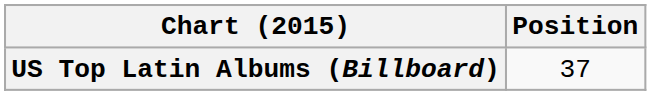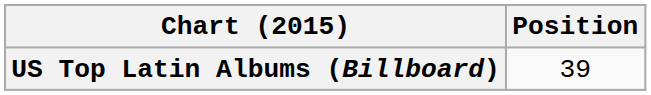(575, 69) 37 -> (575, 69) 39
